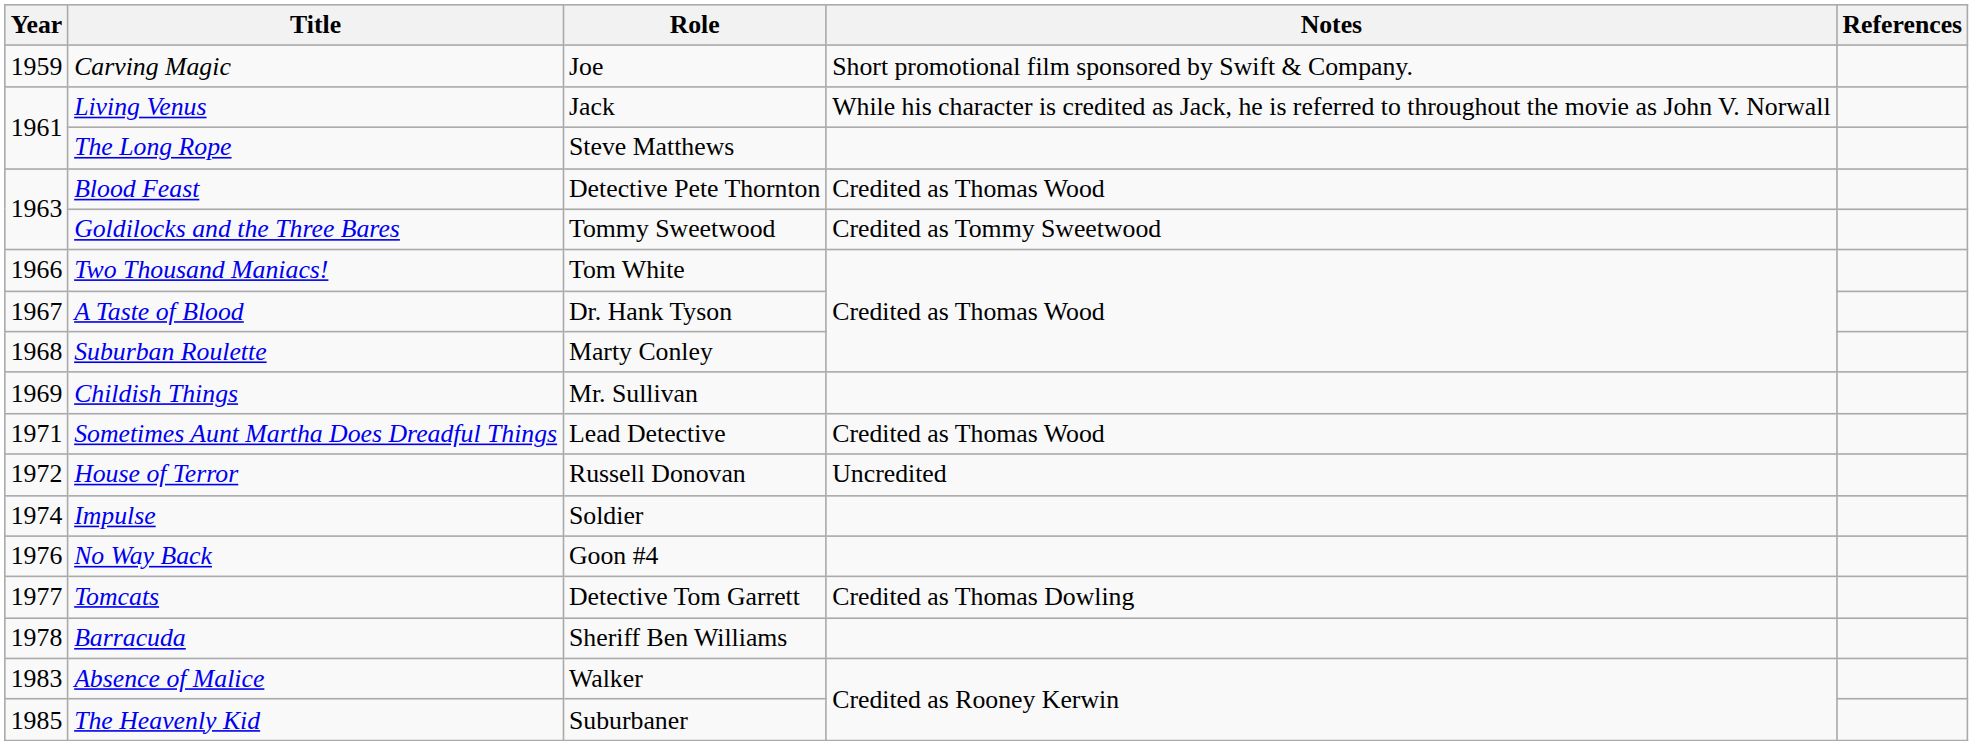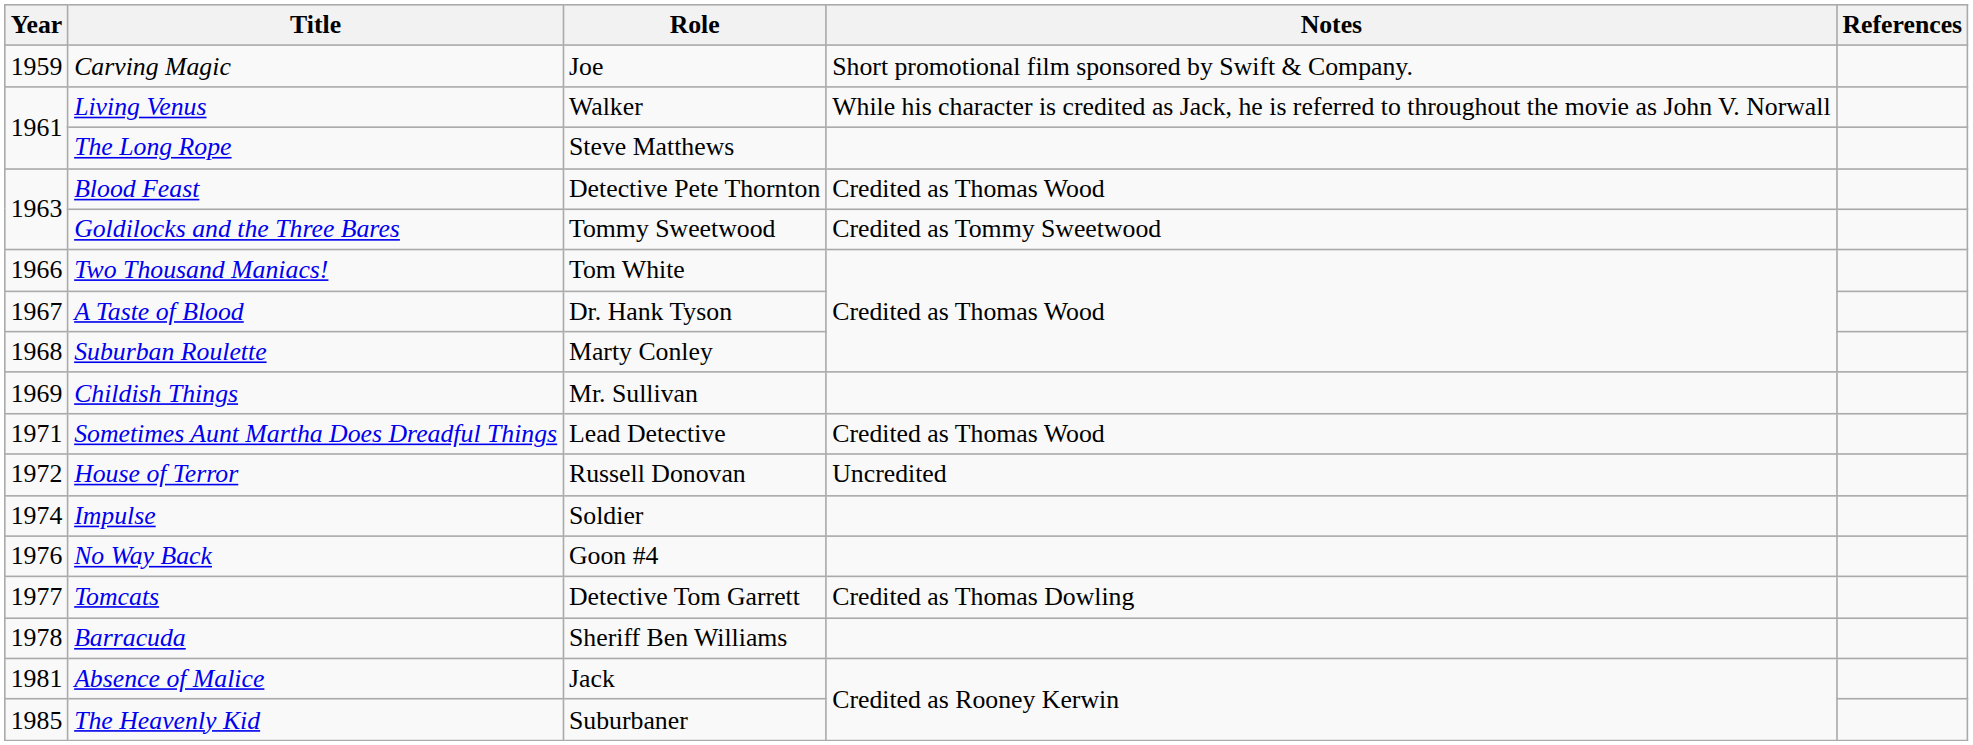(592, 106) Jack -> (606, 106) Walker
(37, 678) 1983 -> (37, 678) 1981
(606, 678) Walker -> (592, 678) Jack
